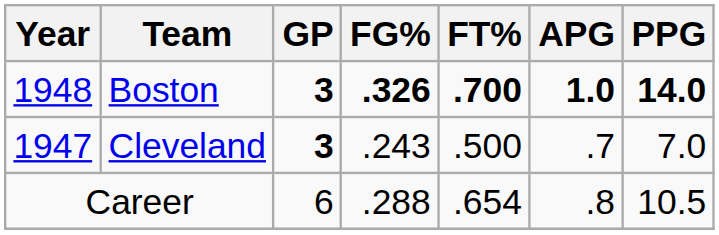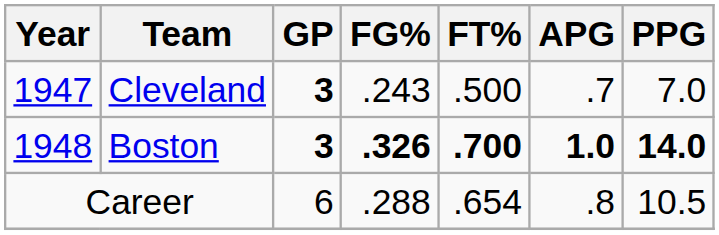rows swapped: (187, 146) <-> (164, 89)
